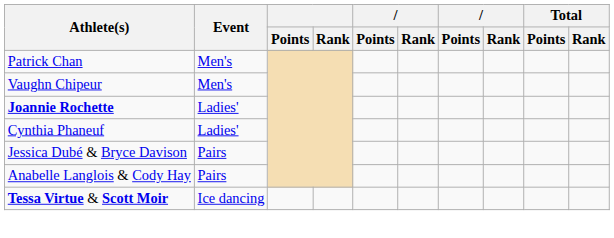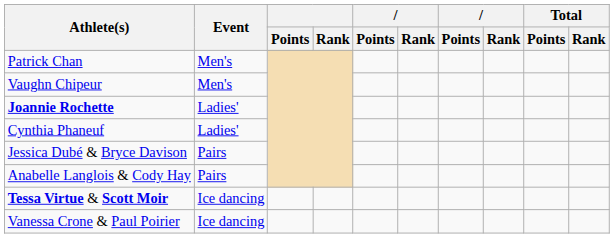+ row: (94, 221)
